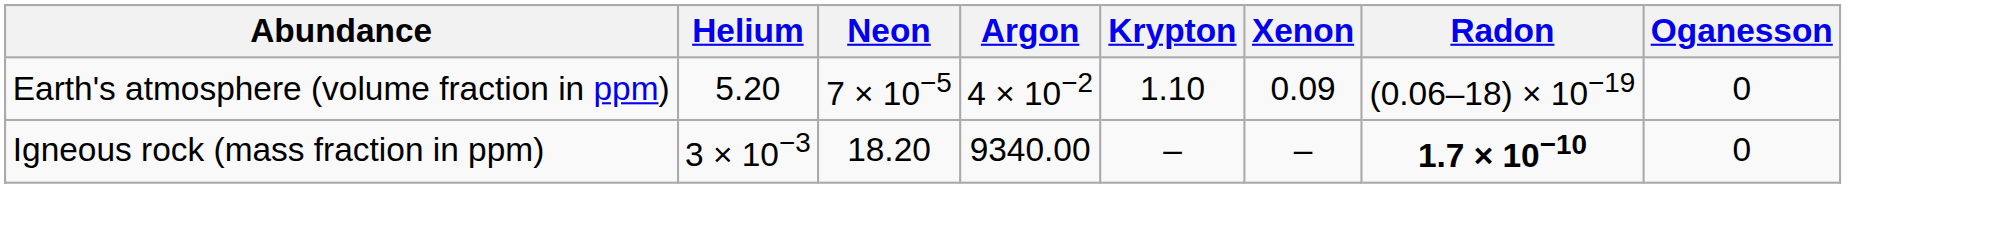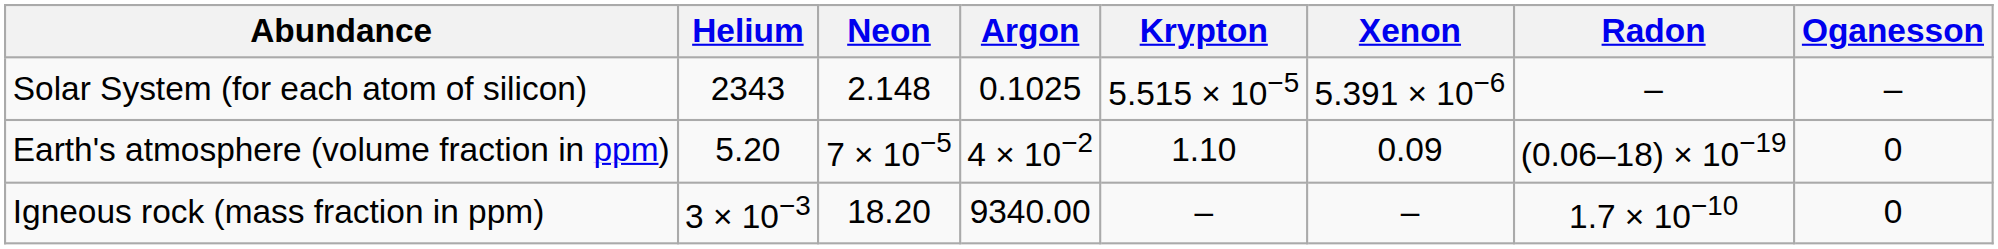+ row: (300, 88)
(1502, 150) bold -> (1654, 212) normal
